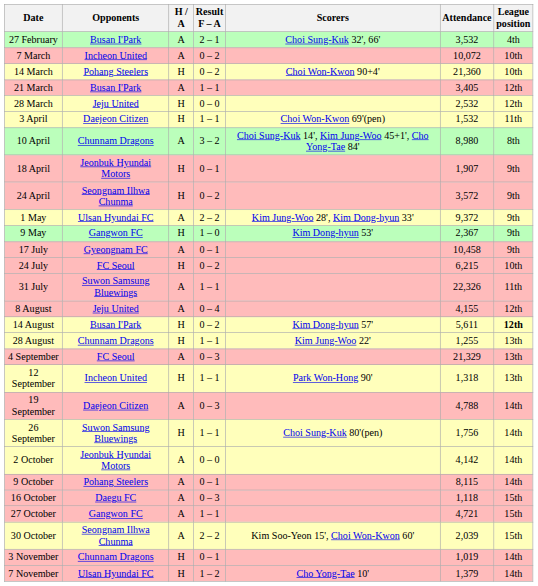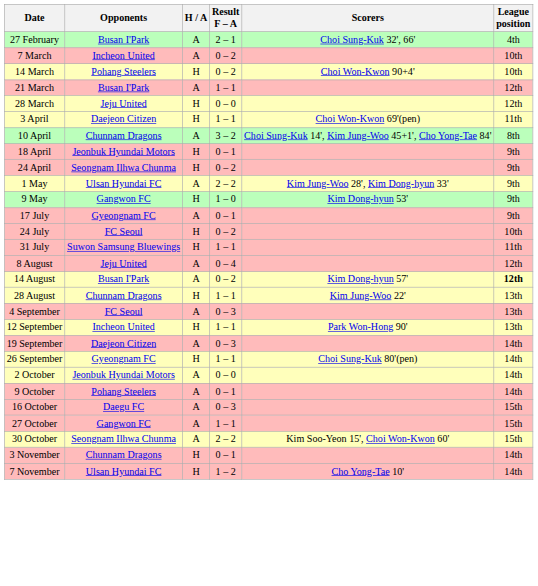- column: (467, 18)
(181, 287) A -> (196, 247) H
(181, 324) H -> (196, 279) A
(116, 433) Suwon Samsung Bluewings -> (124, 359) Gyeongnam FC
